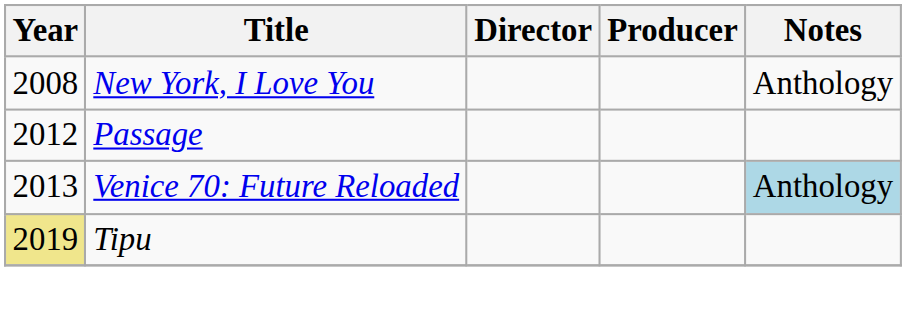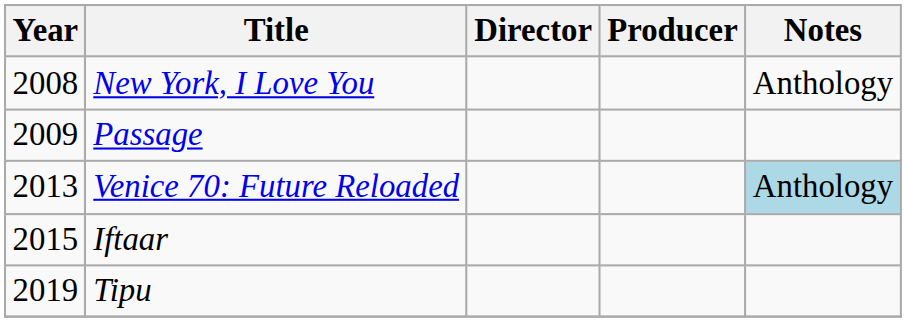(45, 134) 2012 -> (45, 134) 2009
+ row: (131, 238)
(45, 238) khaki background -> (45, 290) no background
